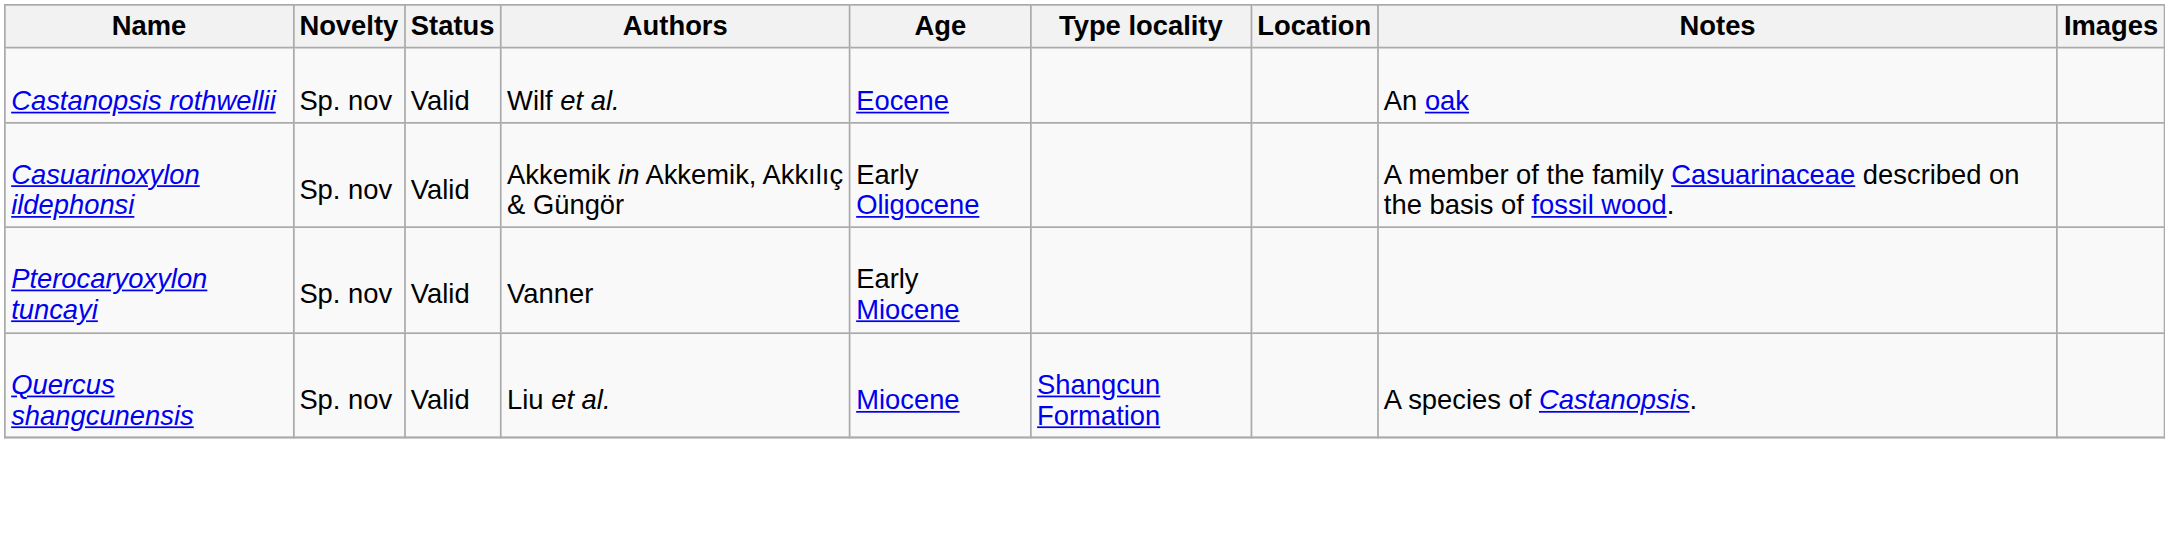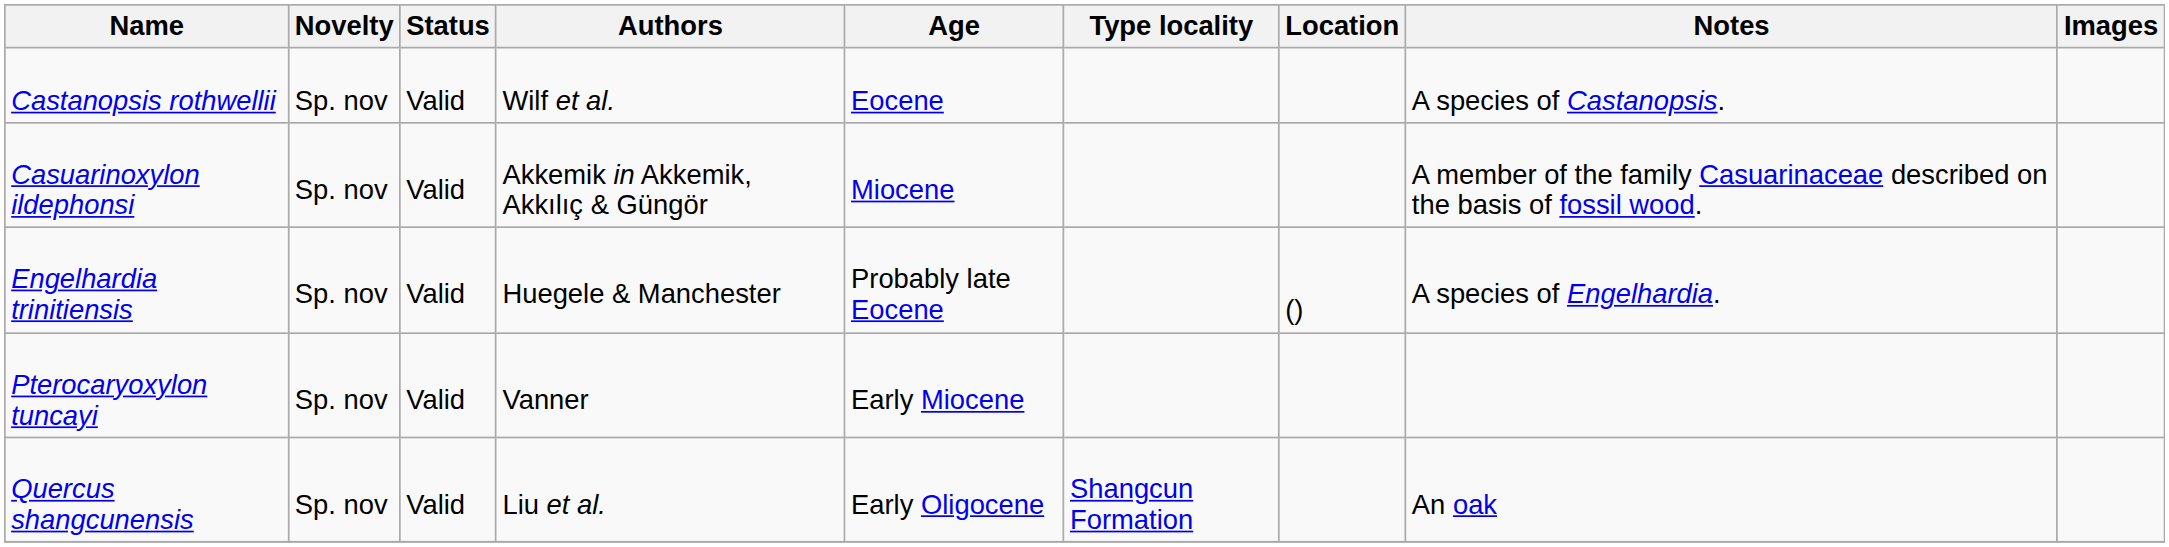(1426, 100) An oak -> (1569, 100) A species of Castanopsis.
(918, 189) Early Oligocene -> (903, 189) Miocene
+ row: (84, 294)
(908, 399) Miocene -> (948, 504) Early Oligocene
(1540, 399) A species of Castanopsis. -> (1454, 504) An oak
